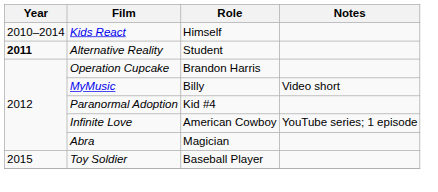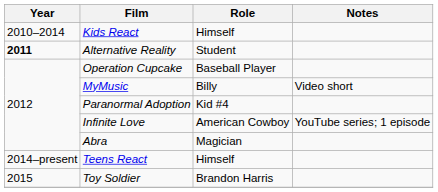(222, 68) Brandon Harris -> (236, 68) Baseball Player
+ row: (115, 159)
(223, 159) Baseball Player -> (235, 178) Brandon Harris
